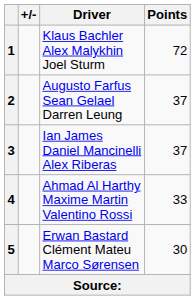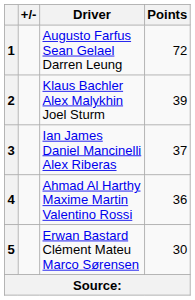(83, 50) Klaus Bachler Alex Malykhin Joel Sturm -> (87, 50) Augusto Farfus Sean Gelael Darren Leung
(87, 100) Augusto Farfus Sean Gelael Darren Leung -> (83, 100) Klaus Bachler Alex Malykhin Joel Sturm
(180, 100) 37 -> (180, 100) 39
(180, 200) 33 -> (180, 200) 36
